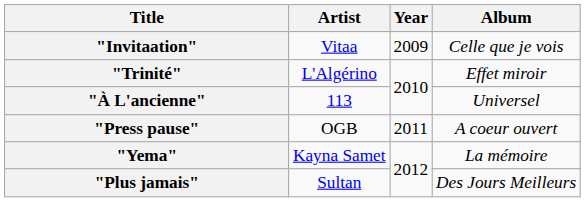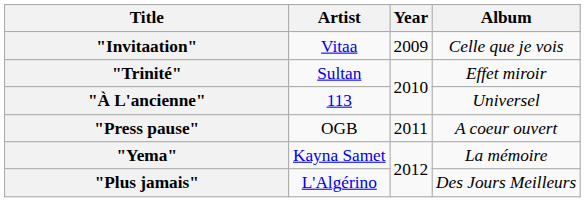(339, 73) L'Algérino -> (339, 73) Sultan
(339, 182) Sultan -> (339, 182) L'Algérino
